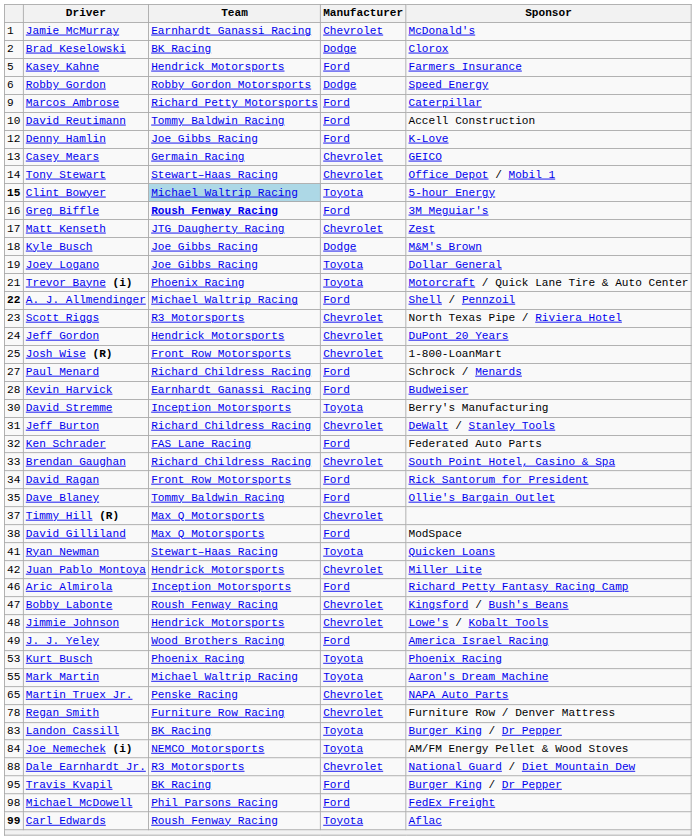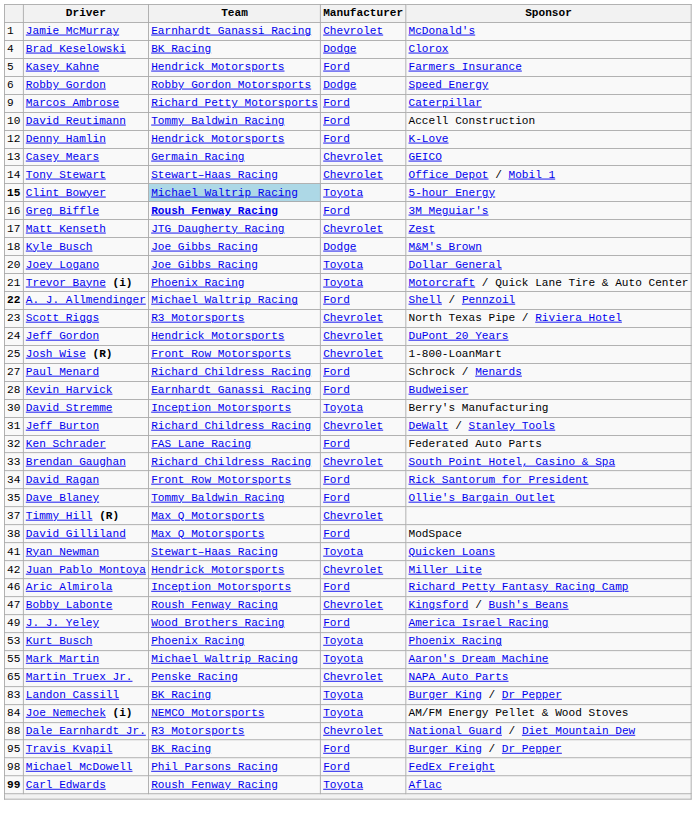(10, 50) 2 -> (10, 50) 4
(205, 139) Joe Gibbs Racing -> (218, 139) Hendrick Motorsports
(14, 265) 19 -> (14, 265) 20
- row: (72, 624)
- row: (62, 714)
